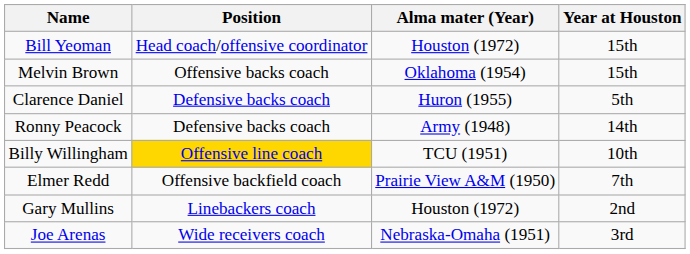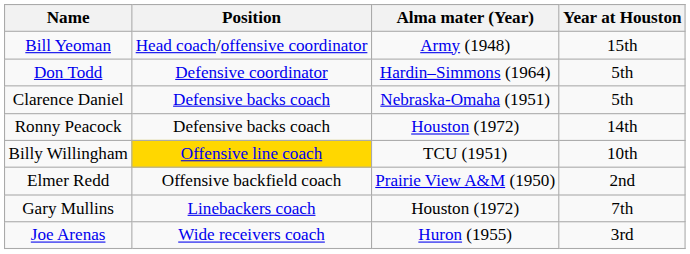(465, 45) Houston (1972) -> (465, 45) Army (1948)
+ row: (68, 72)
- row: (68, 72)
(465, 99) Huron (1955) -> (465, 99) Nebraska-Omaha (1951)
(465, 126) Army (1948) -> (465, 126) Houston (1972)
(622, 180) 7th -> (622, 180) 2nd
(622, 208) 2nd -> (622, 208) 7th
(465, 235) Nebraska-Omaha (1951) -> (465, 235) Huron (1955)
